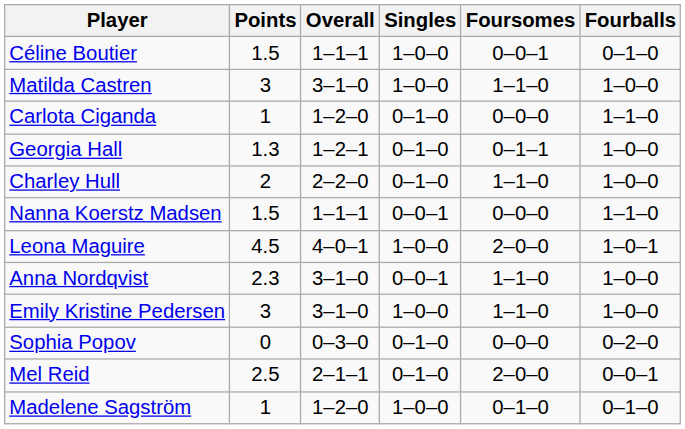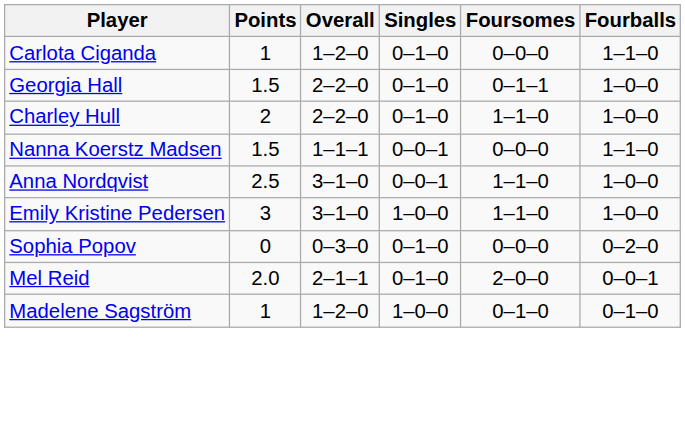- row: (73, 52)
- row: (80, 85)
(265, 149) 1.3 -> (265, 85) 1.5
(340, 149) 1–2–1 -> (340, 85) 2–2–0
- row: (77, 246)
(265, 278) 2.3 -> (265, 181) 2.5
(265, 375) 2.5 -> (265, 278) 2.0
